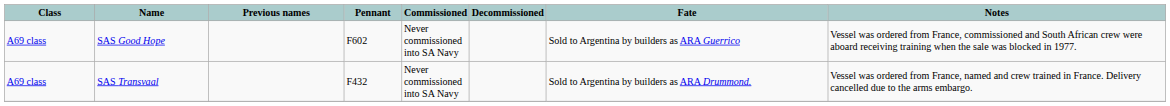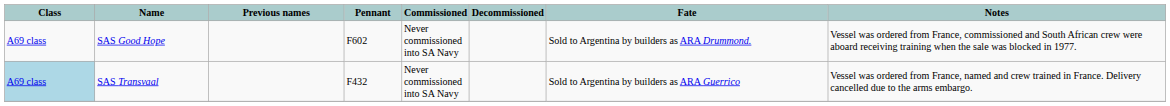(644, 40) Sold to Argentina by builders as ARA Guerrico -> (650, 40) Sold to Argentina by builders as ARA Drummond.
(26, 81) no background -> (26, 81) lightblue background
(650, 81) Sold to Argentina by builders as ARA Drummond. -> (644, 81) Sold to Argentina by builders as ARA Guerrico
